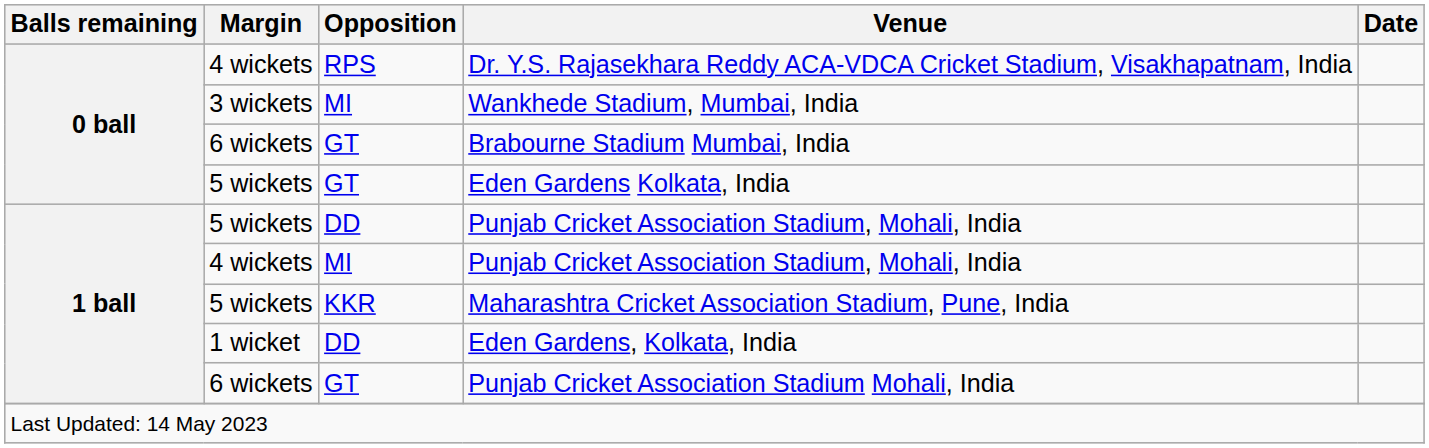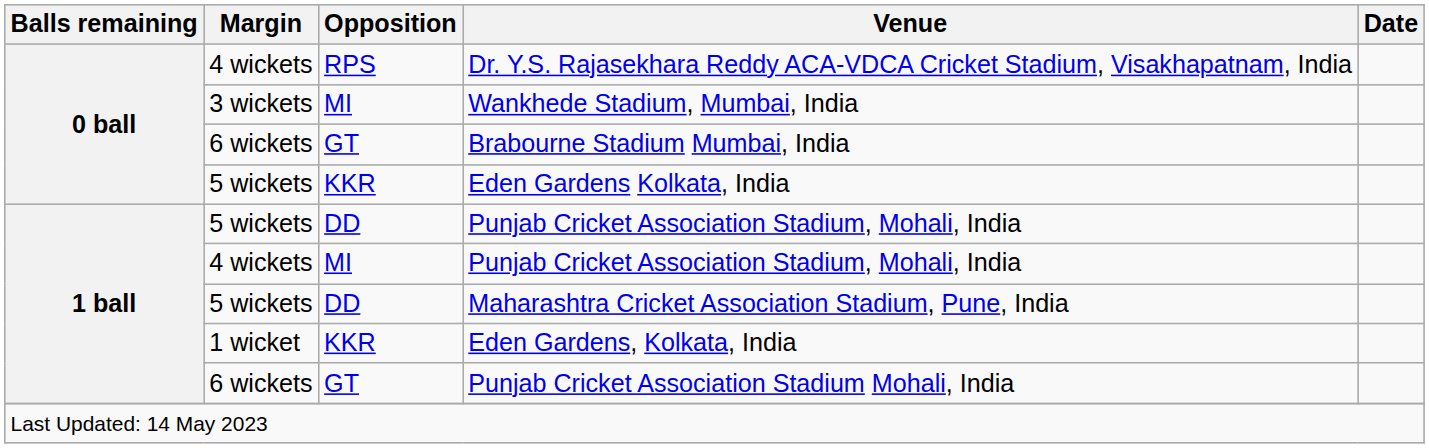(342, 183) GT -> (350, 183) KKR
(350, 303) KKR -> (342, 303) DD
(342, 343) DD -> (350, 343) KKR
